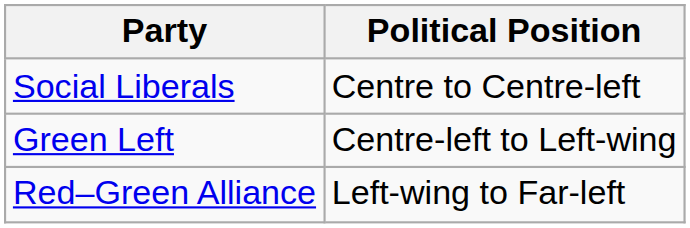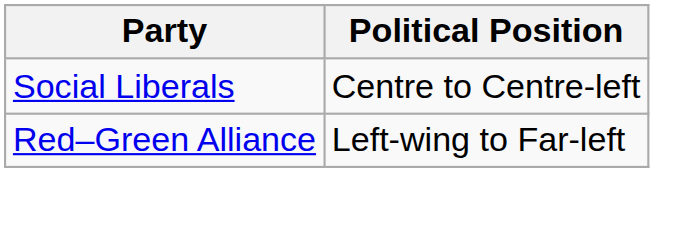- row: (93, 139)
